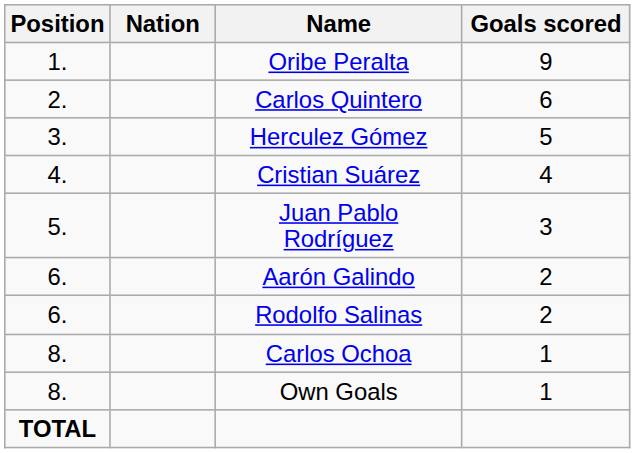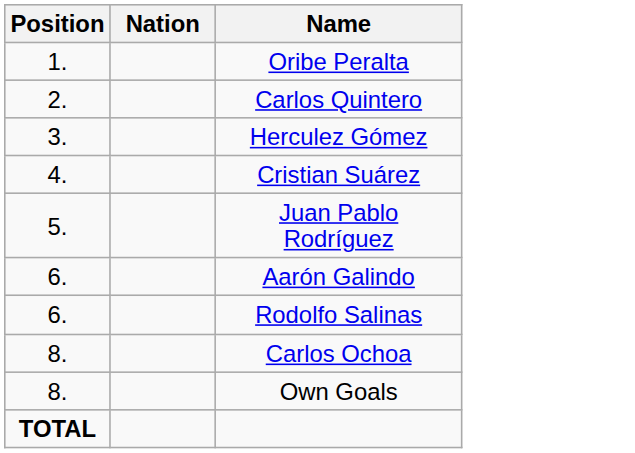- column: (546, 24)
